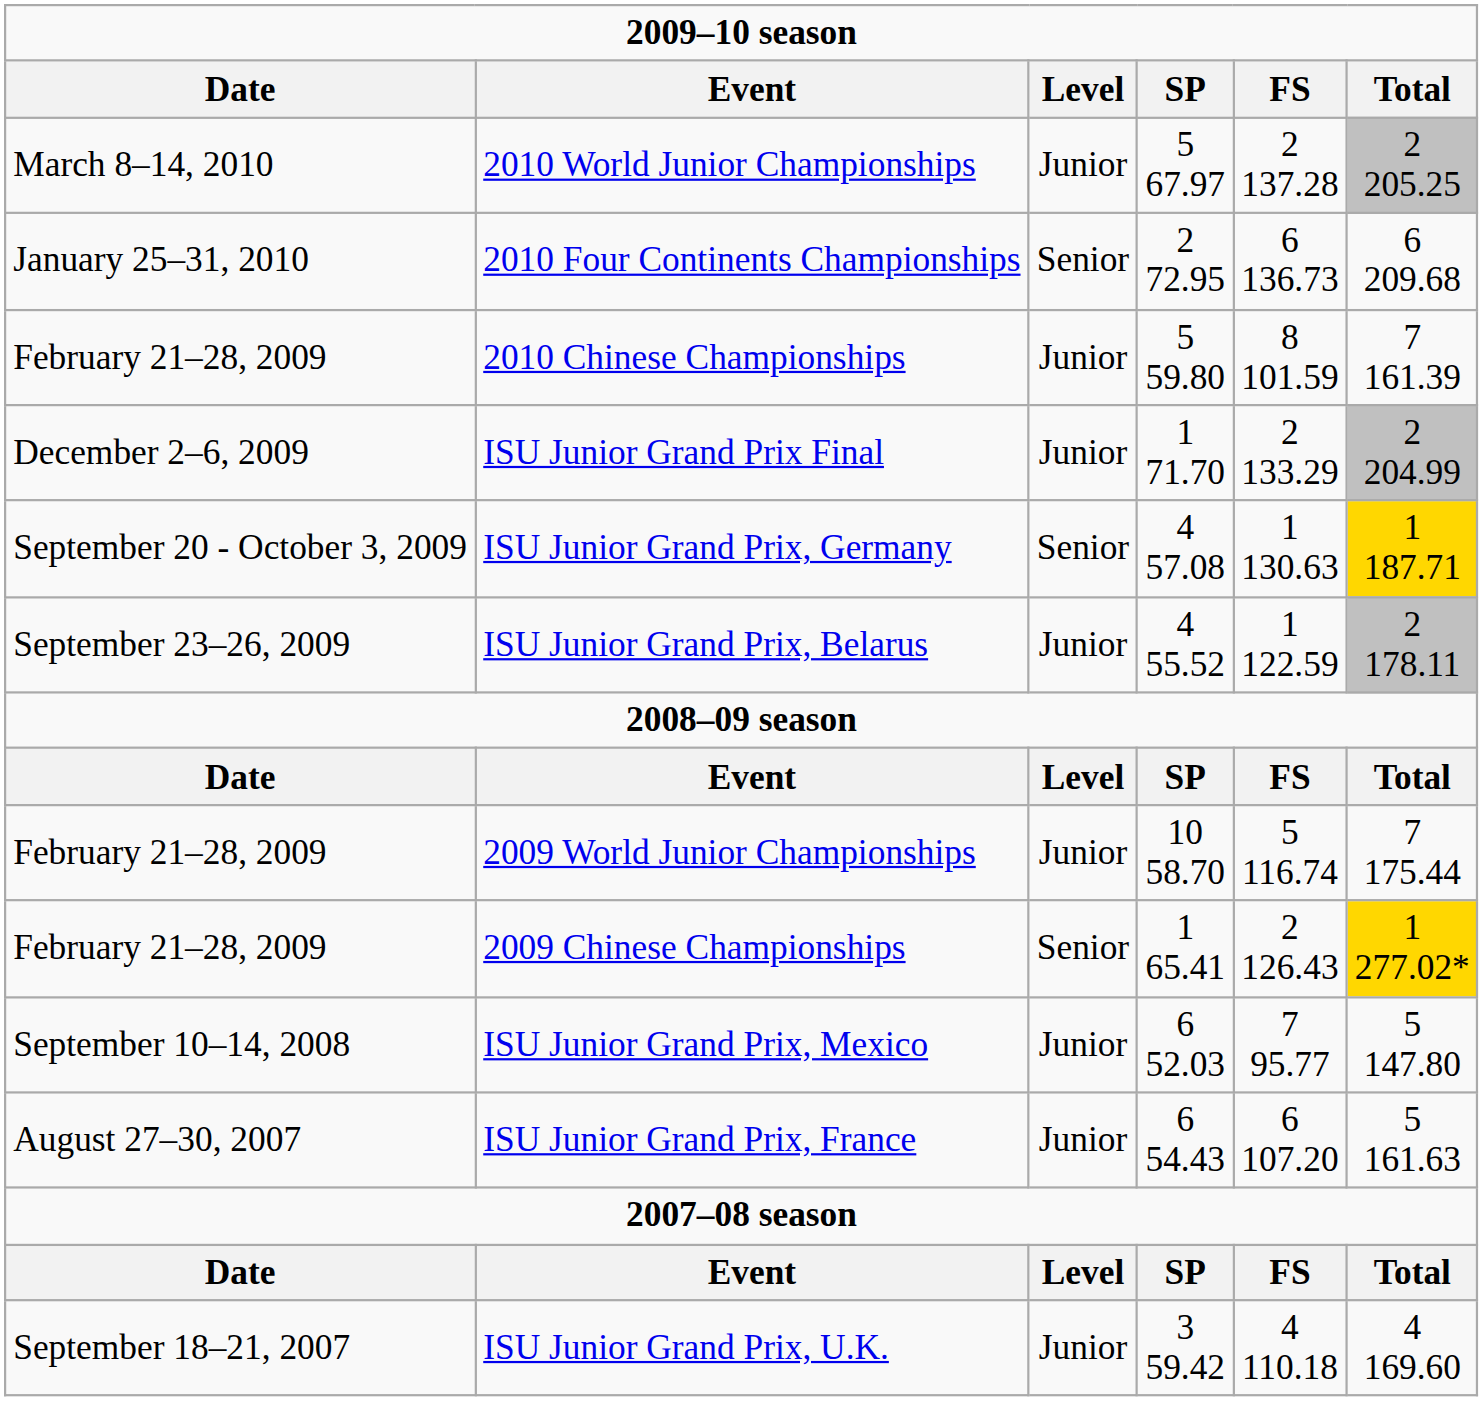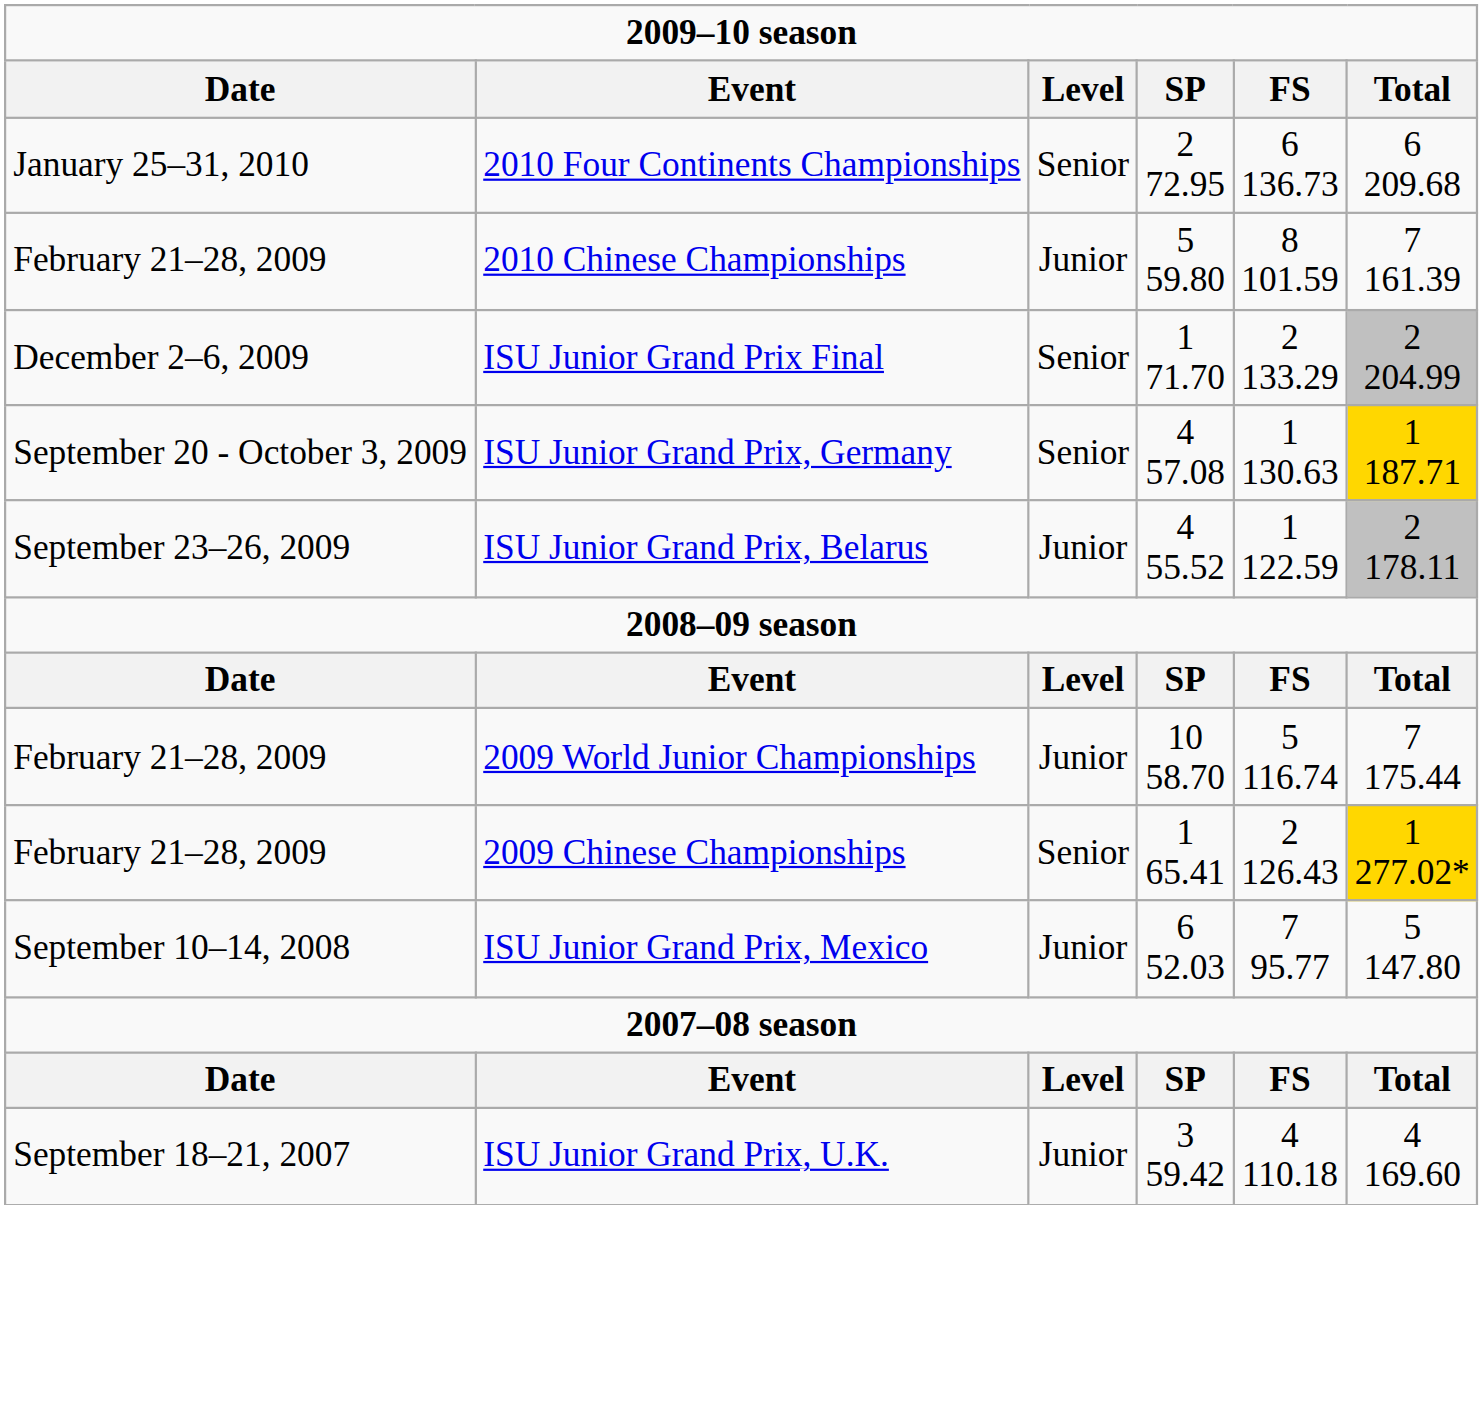- row: (730, 164)
(1083, 452) Junior -> (1083, 356) Senior
- row: (700, 1139)
